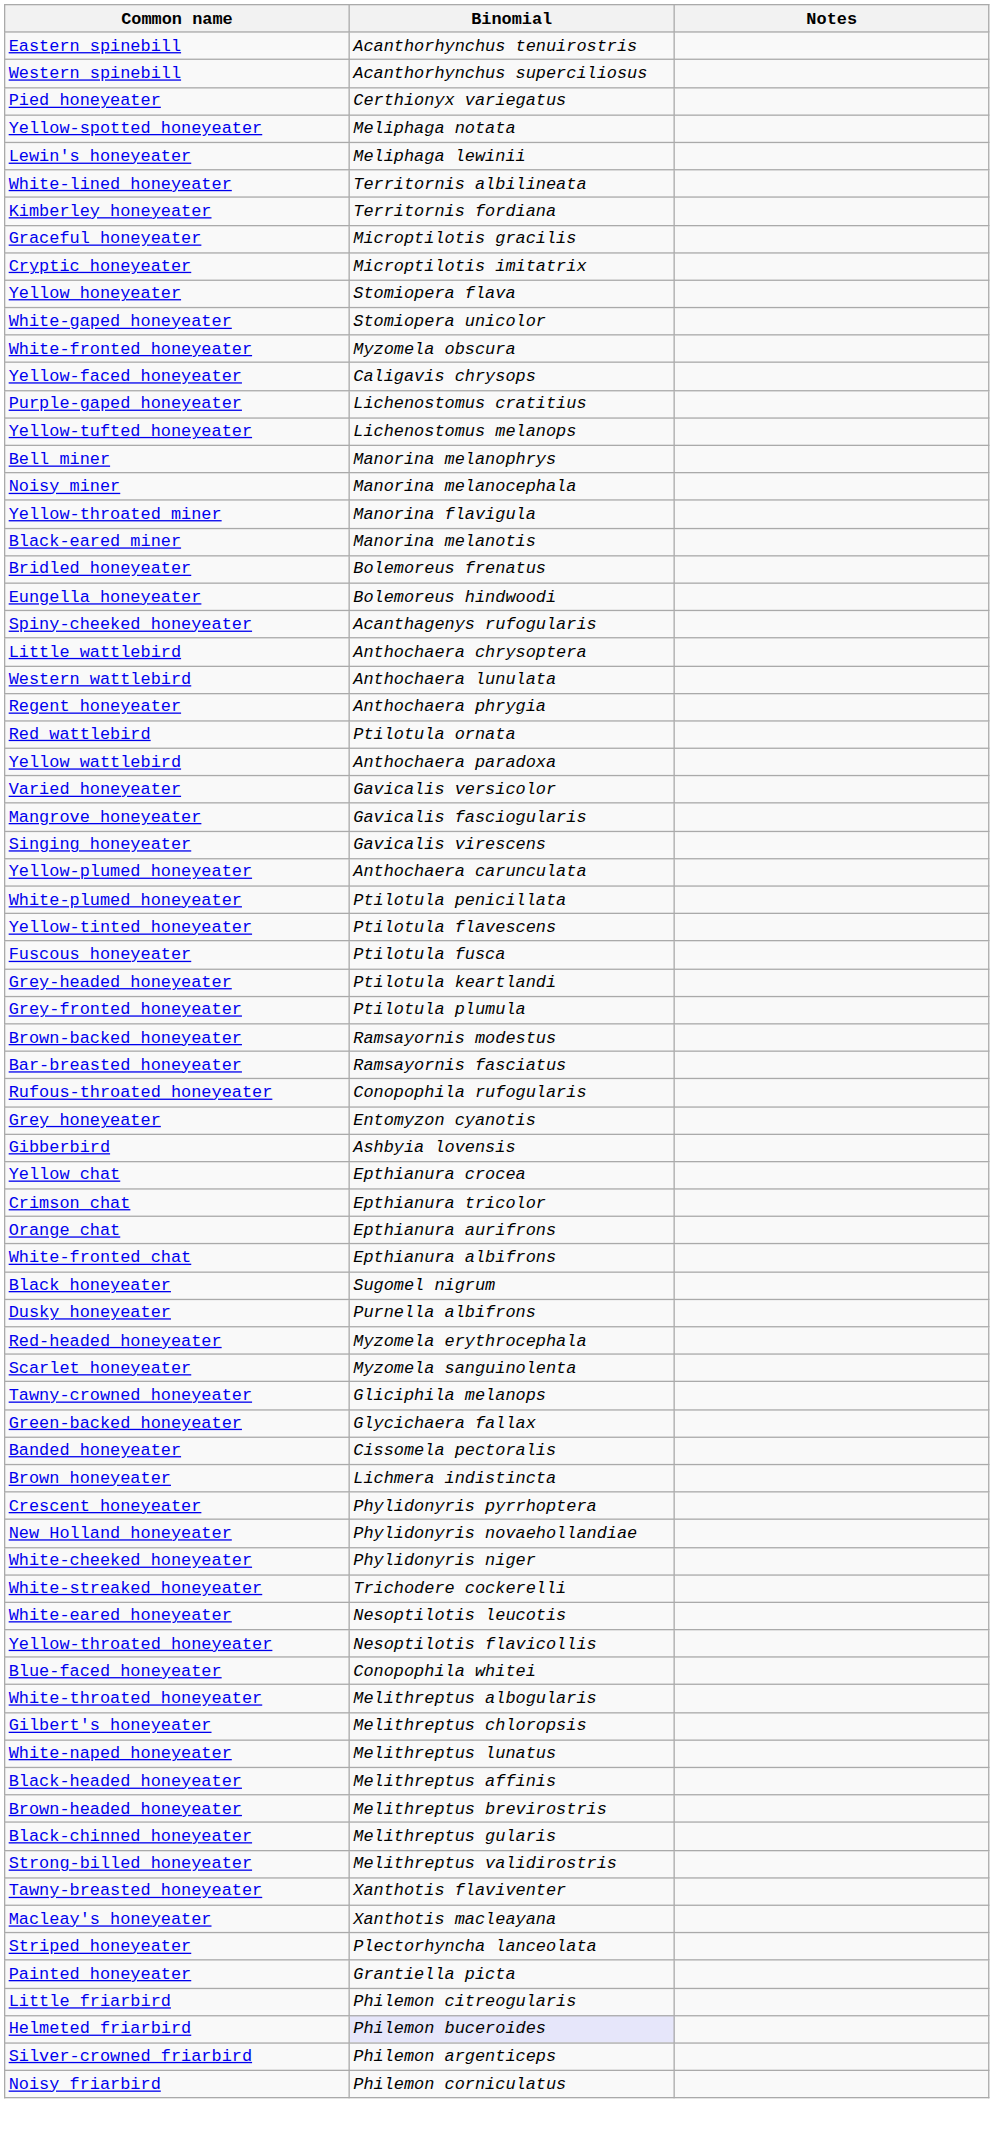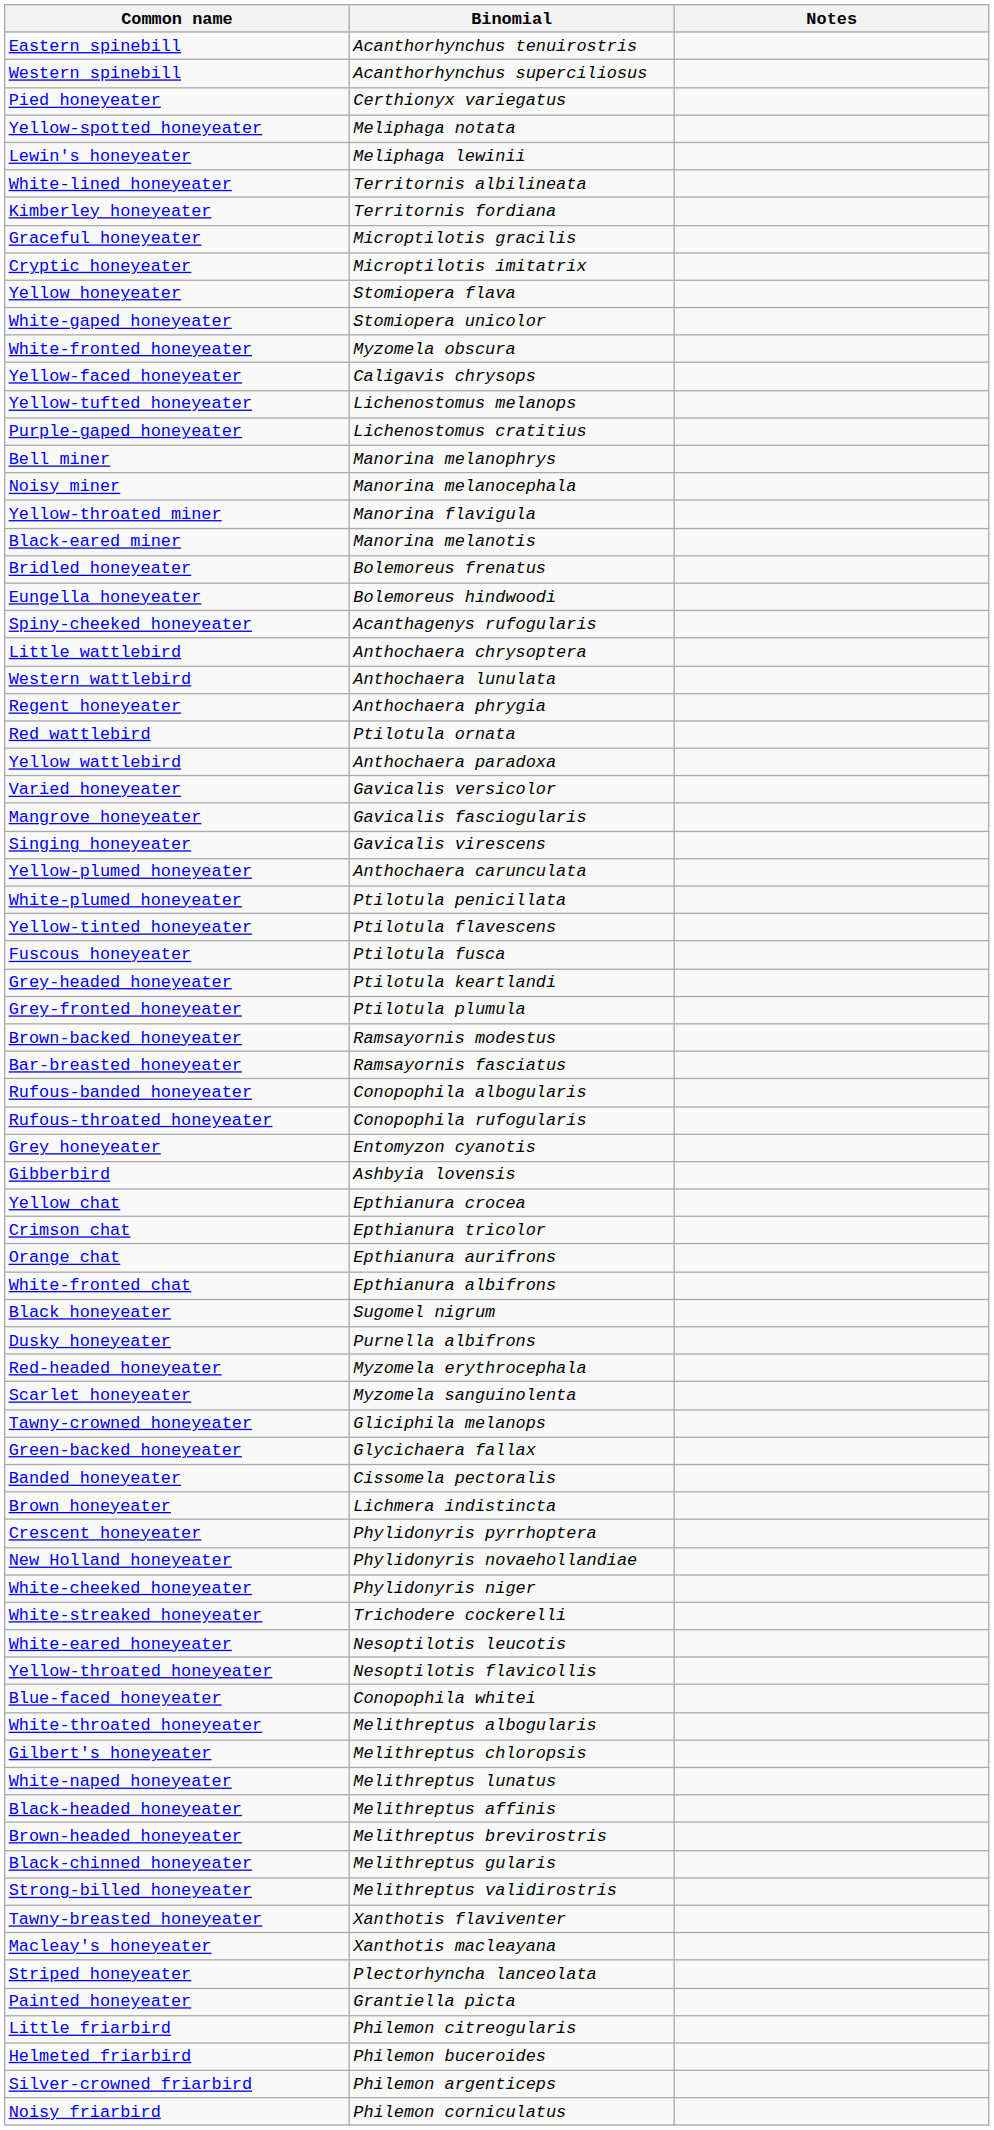rows swapped: (130, 432) <-> (125, 404)
+ row: (130, 1093)
(450, 2029) lavender background -> (450, 2057) no background
